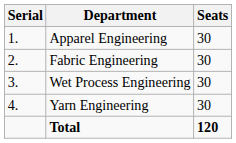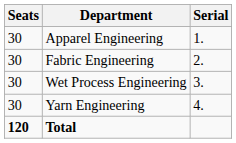columns swapped: (25, 15) <-> (213, 15)
